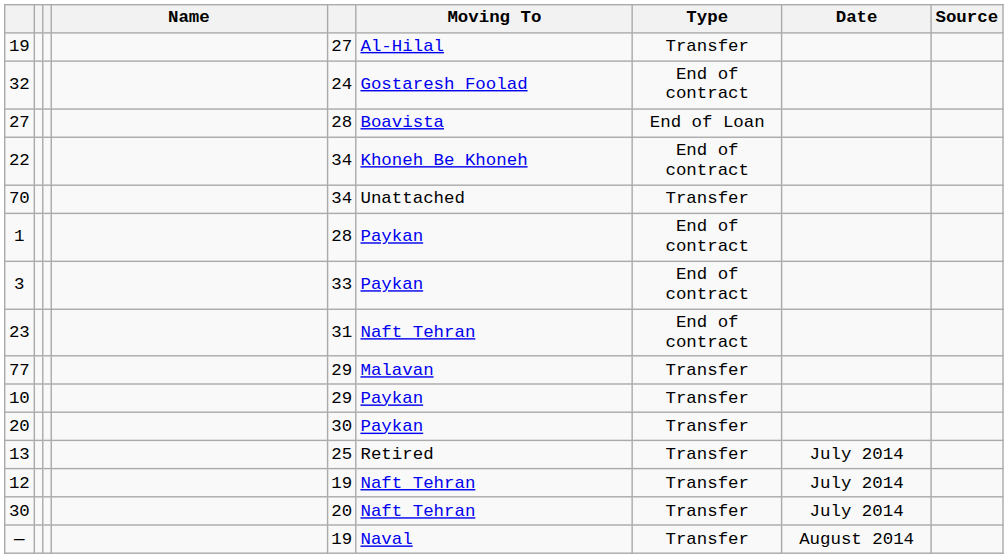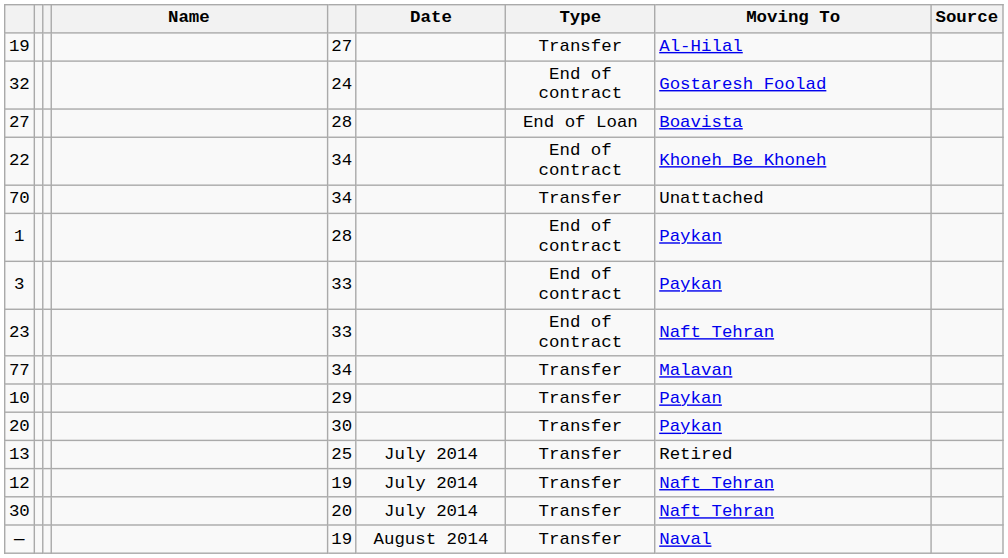columns swapped: (494, 19) <-> (857, 19)
(342, 333) 31 -> (342, 333) 33
(342, 371) 29 -> (342, 371) 34
